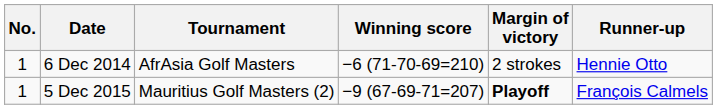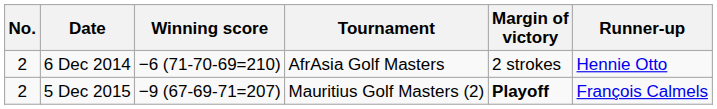columns swapped: (237, 28) <-> (413, 28)
(22, 64) 1 -> (22, 64) 2
(22, 91) 1 -> (22, 91) 2
